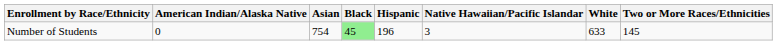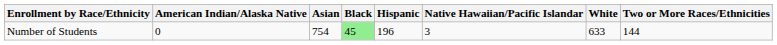(631, 31) 145 -> (631, 31) 144
